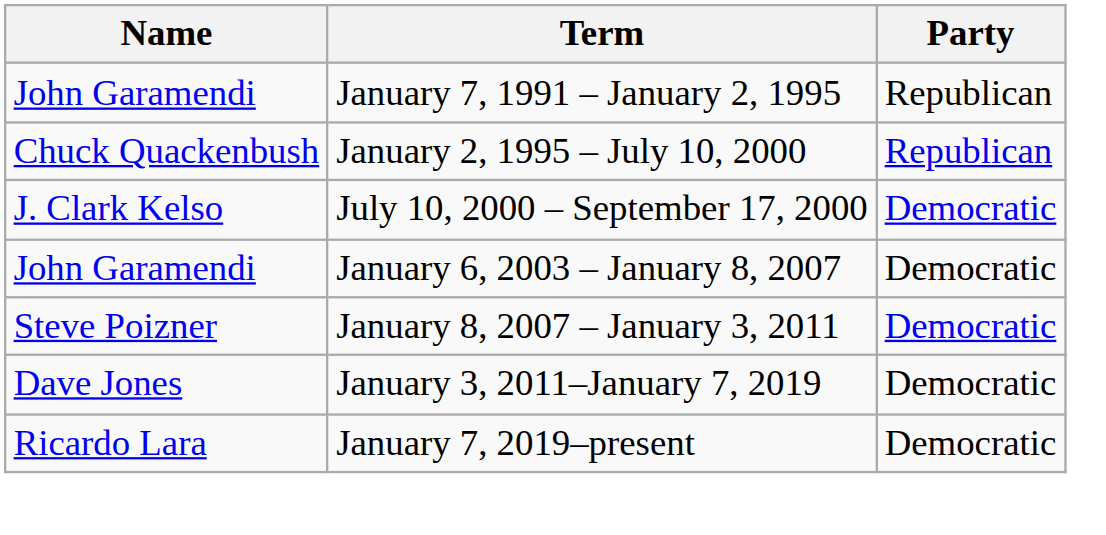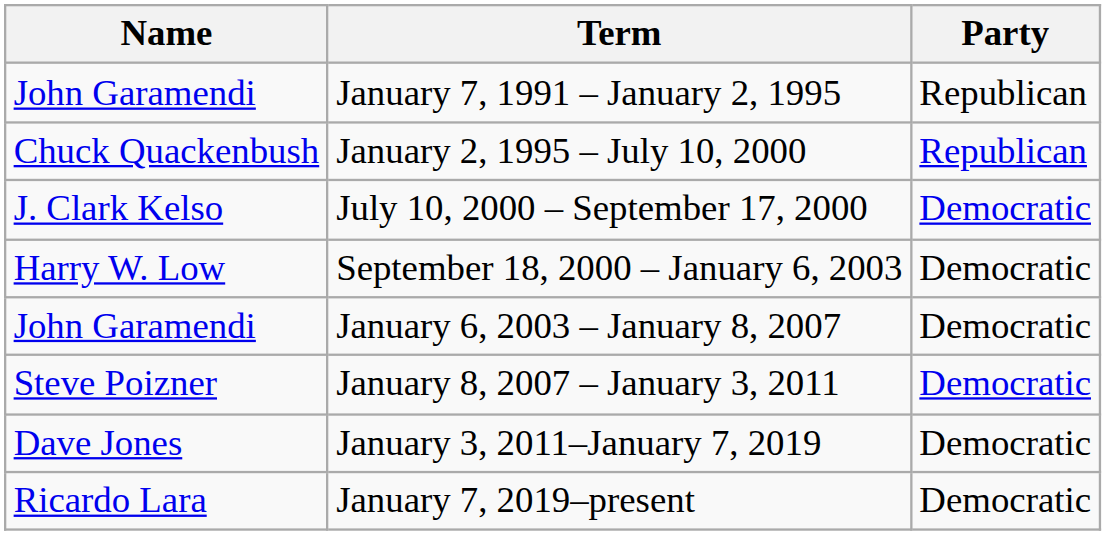+ row: (619, 267)
